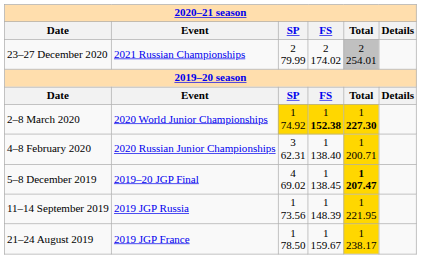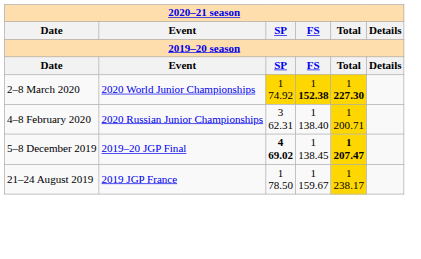- row: (57, 54)
(293, 179) normal -> (281, 149) bold
- row: (58, 209)
